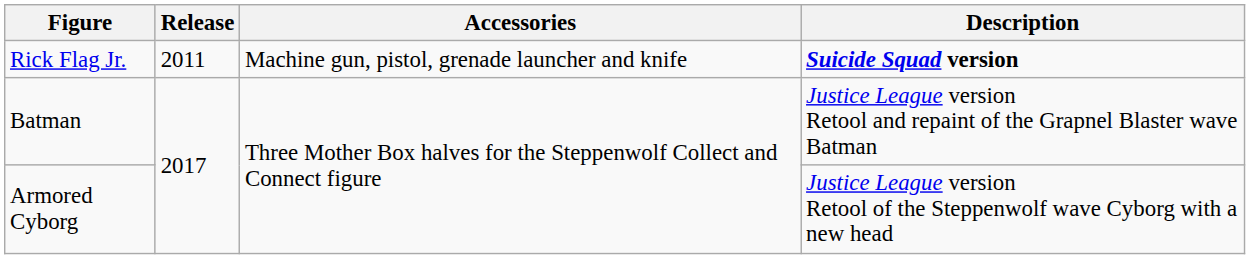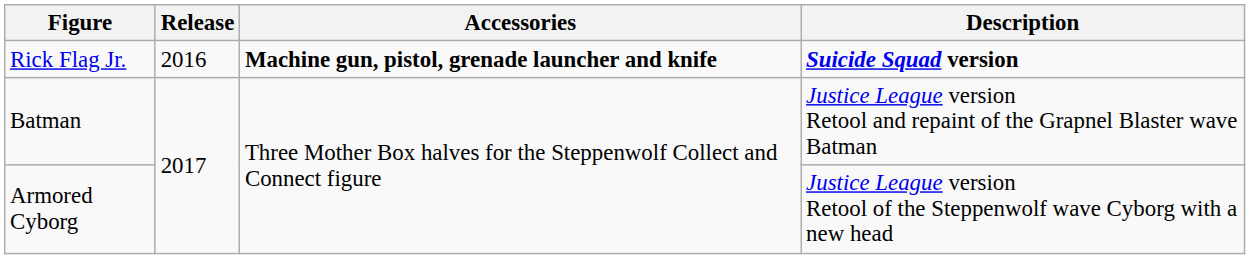(183, 58) 2011 -> (184, 58) 2016
(466, 58) normal -> (481, 58) bold
